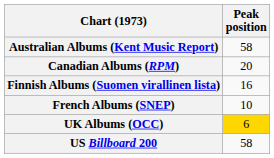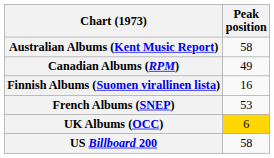(246, 66) 20 -> (246, 66) 49
(246, 104) 10 -> (246, 104) 53
